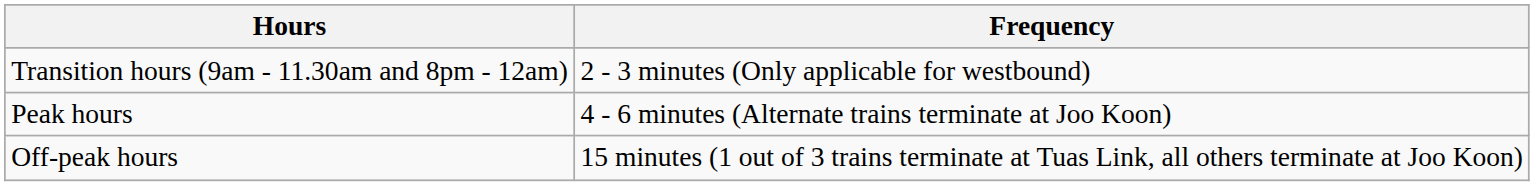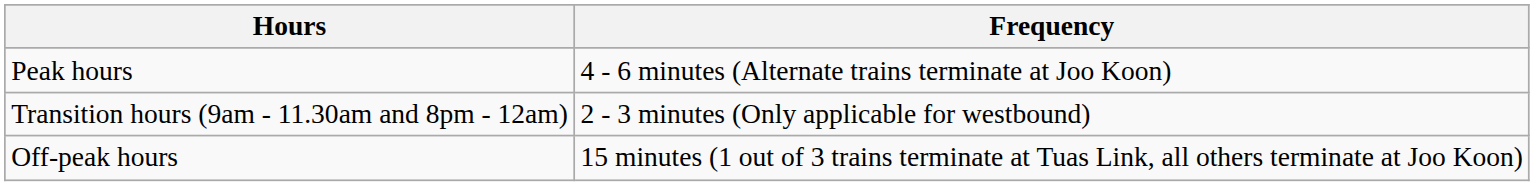rows swapped: (72, 113) <-> (290, 69)
